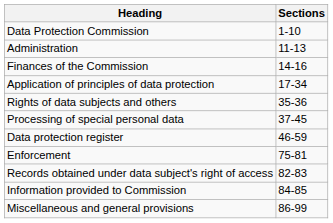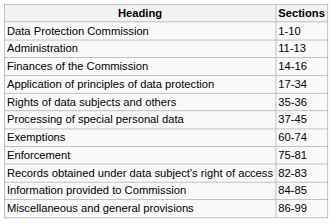- row: (65, 137)
+ row: (36, 137)
